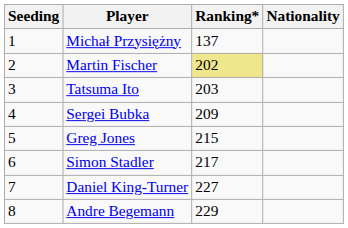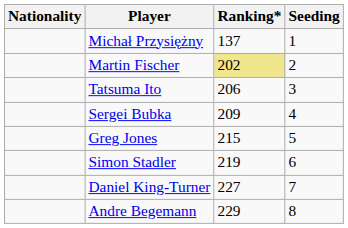columns swapped: (303, 16) <-> (34, 16)
(207, 89) 203 -> (229, 89) 206
(207, 162) 217 -> (229, 162) 219
